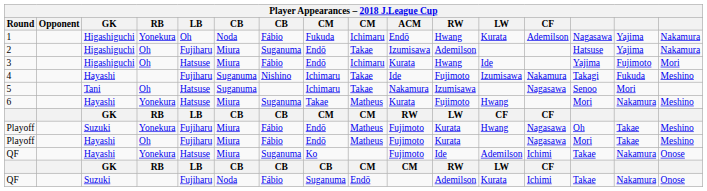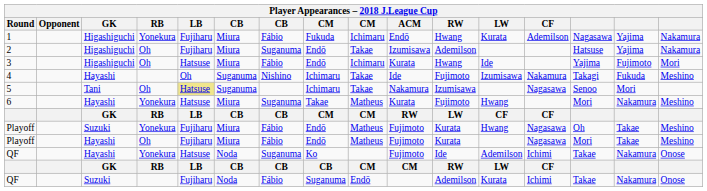(186, 37) Oh -> (196, 37) Fujiharu
(227, 37) Noda -> (228, 37) Miura
(196, 76) Fujiharu -> (186, 76) Oh
(195, 89) no background -> (195, 89) khaki background
(228, 154) Miura -> (227, 154) Noda
